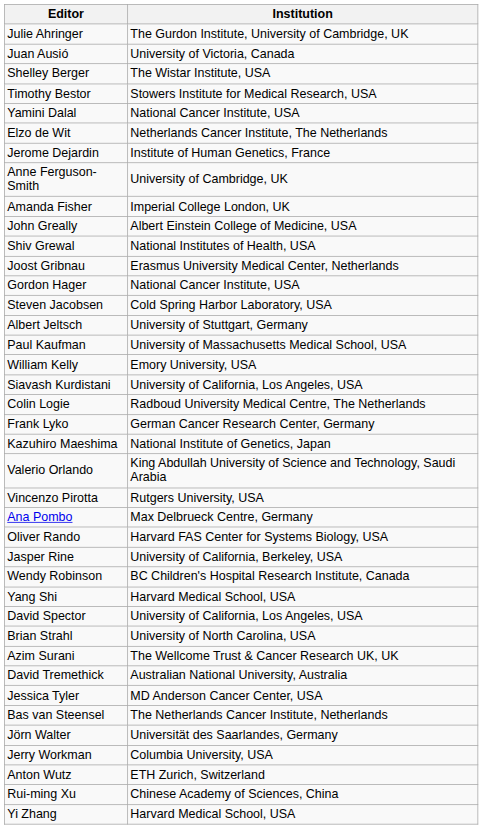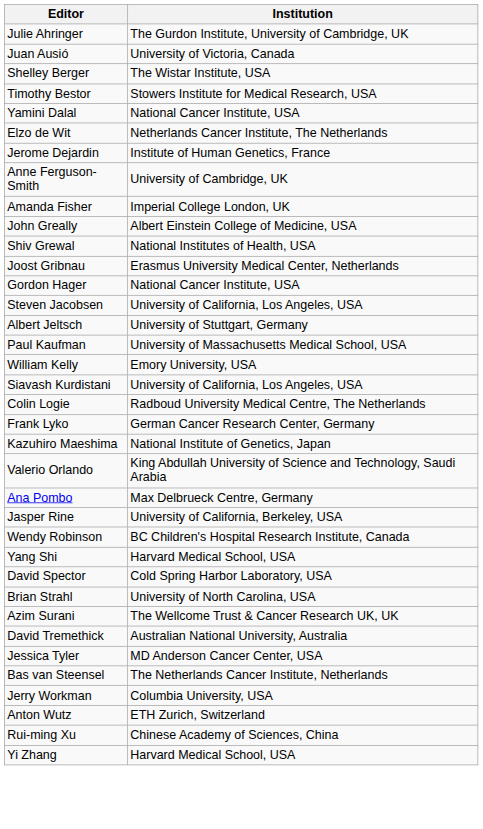(231, 305) Cold Spring Harbor Laboratory, USA -> (247, 305) University of California, Los Angeles, USA
- row: (53, 497)
- row: (44, 537)
(247, 616) University of California, Los Angeles, USA -> (231, 576) Cold Spring Harbor Laboratory, USA
- row: (39, 735)
